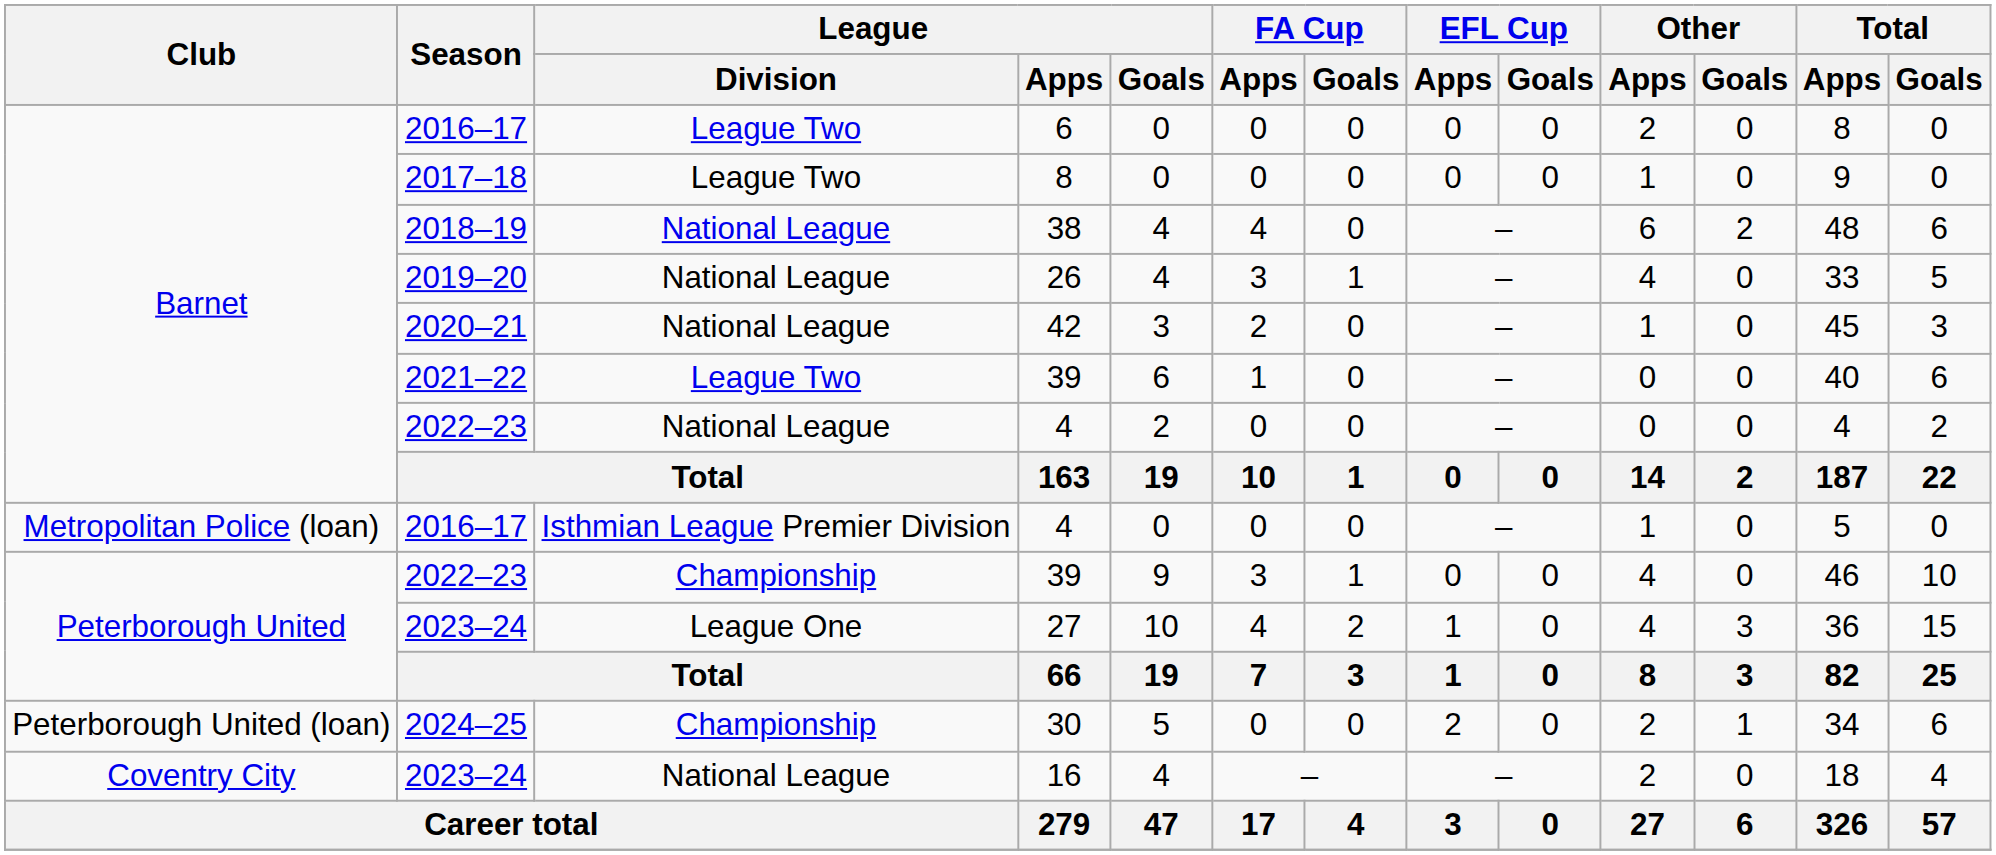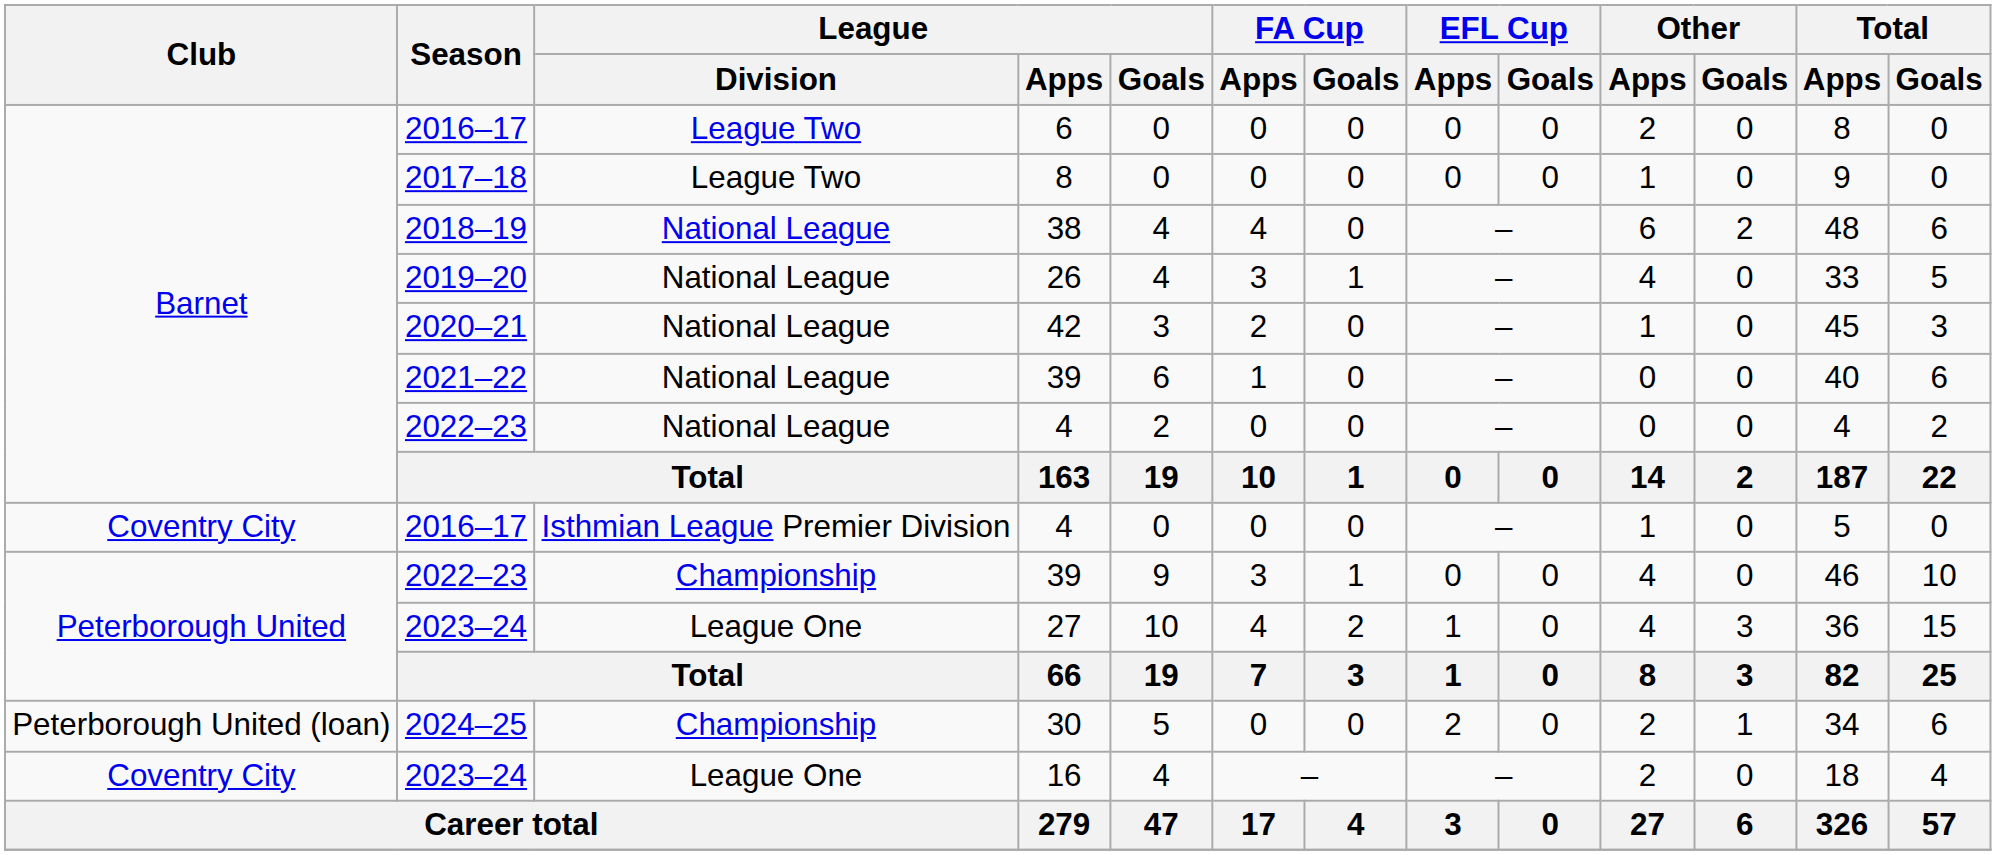(776, 377) League Two -> (776, 377) National League
(201, 526) Metropolitan Police (loan) -> (201, 526) Coventry City
(776, 775) National League -> (776, 775) League One
